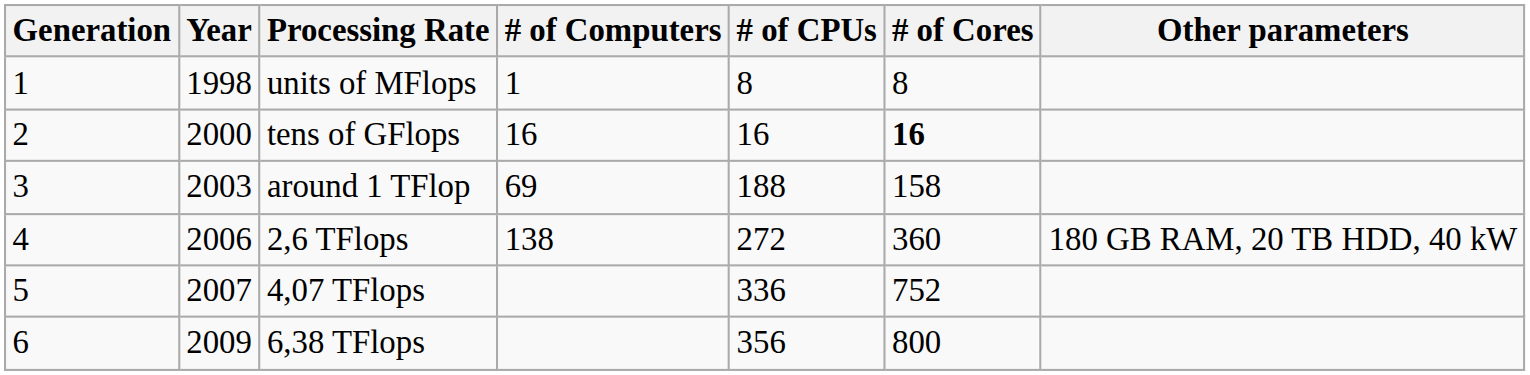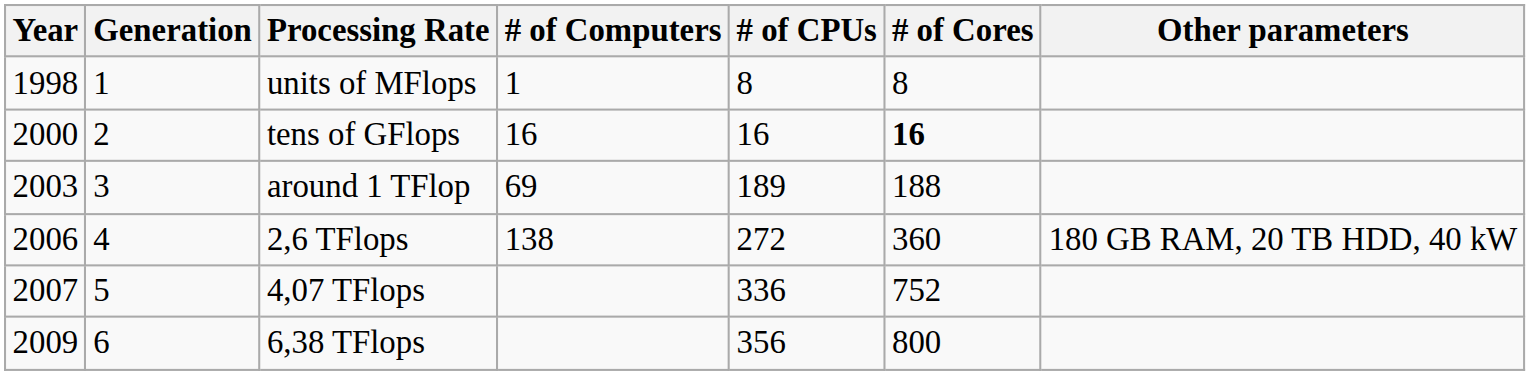columns swapped: (92, 30) <-> (219, 30)
(761, 186) 188 -> (761, 186) 189
(917, 186) 158 -> (917, 186) 188
